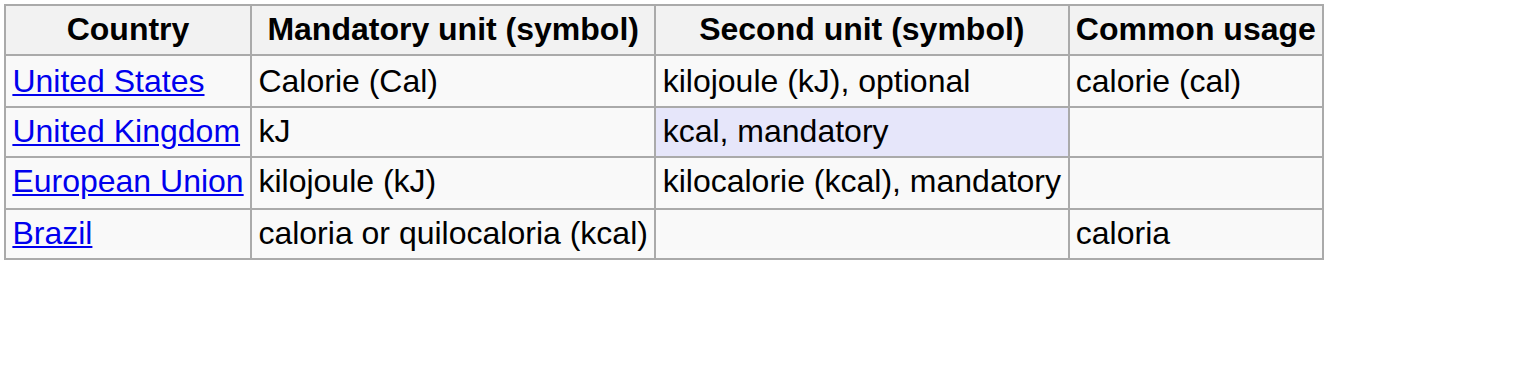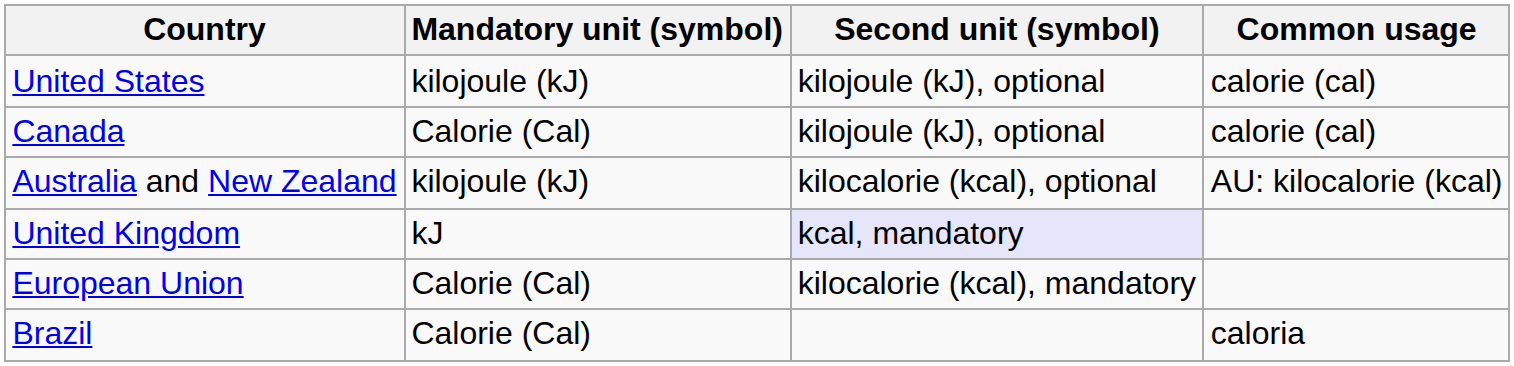(348, 80) Calorie (Cal) -> (500, 80) kilojoule (kJ)
+ row: (68, 131)
+ row: (204, 182)
(347, 182) kilojoule (kJ) -> (501, 283) Calorie (Cal)
(453, 232) caloria or quilocaloria (kcal) -> (501, 334) Calorie (Cal)
